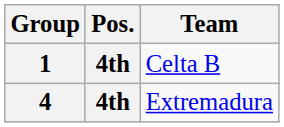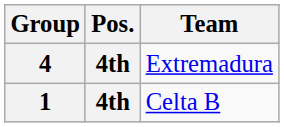rows swapped: (45, 63) <-> (45, 102)
